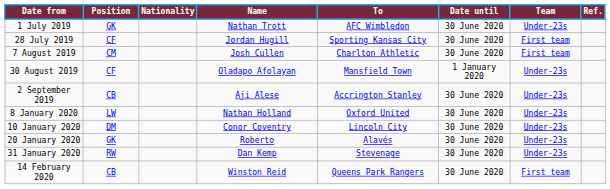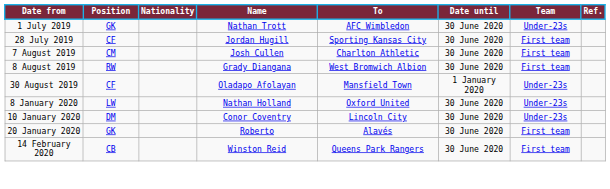+ row: (44, 66)
- row: (44, 94)
(546, 140) Under-23s -> (545, 130) First team
- row: (44, 154)
